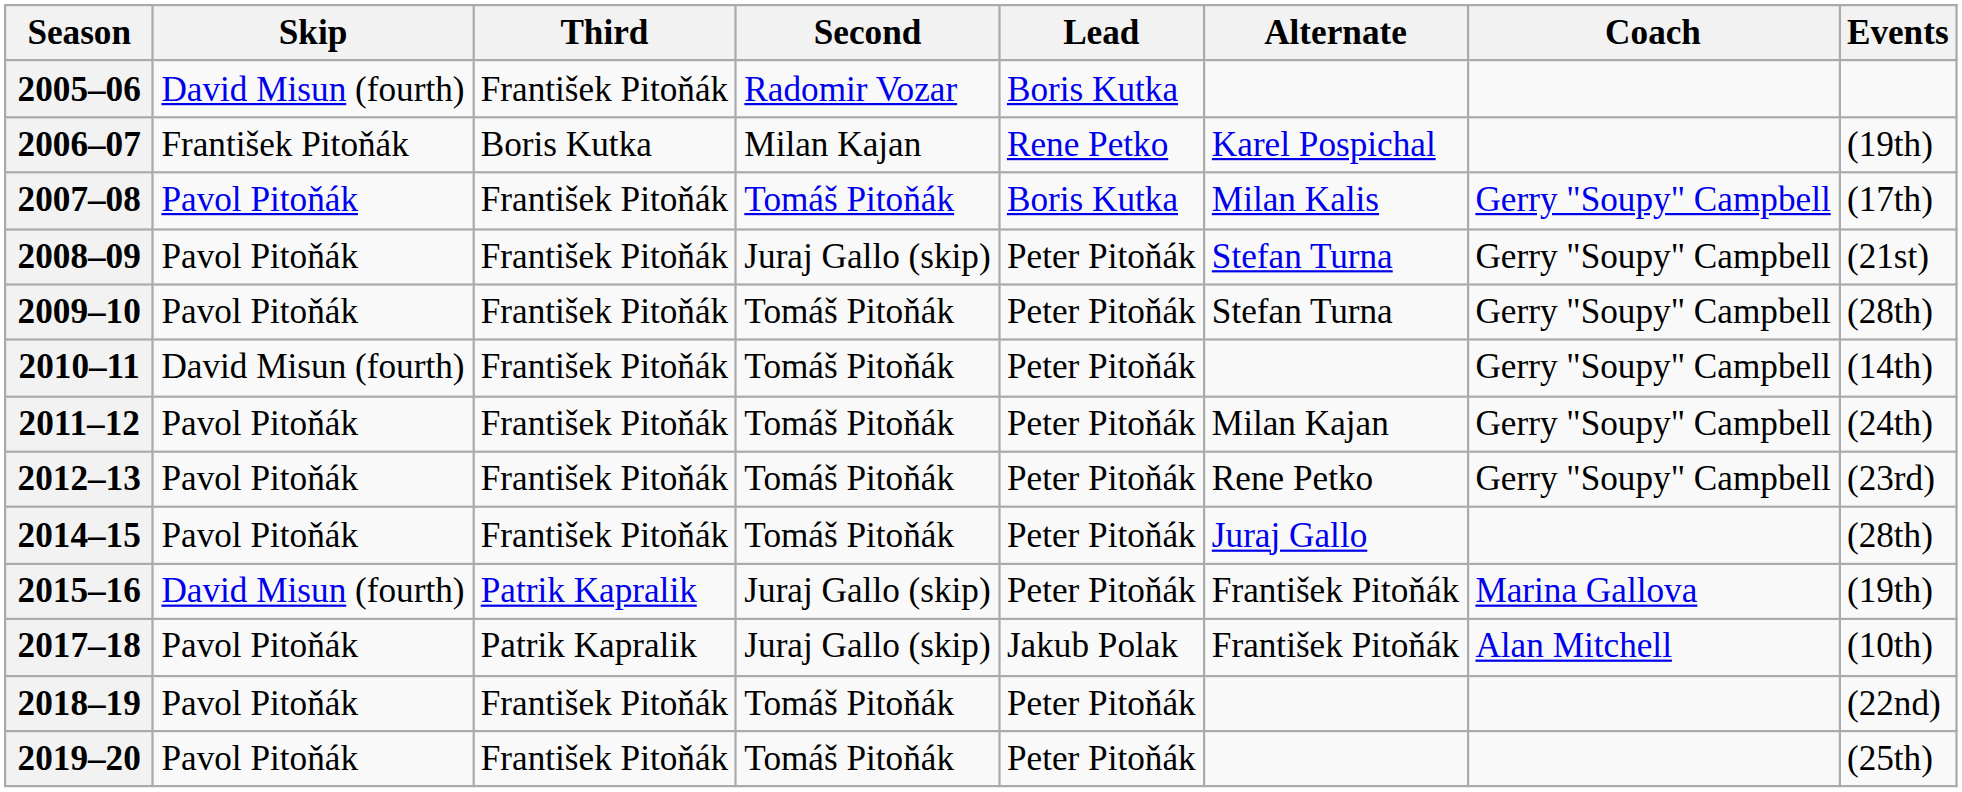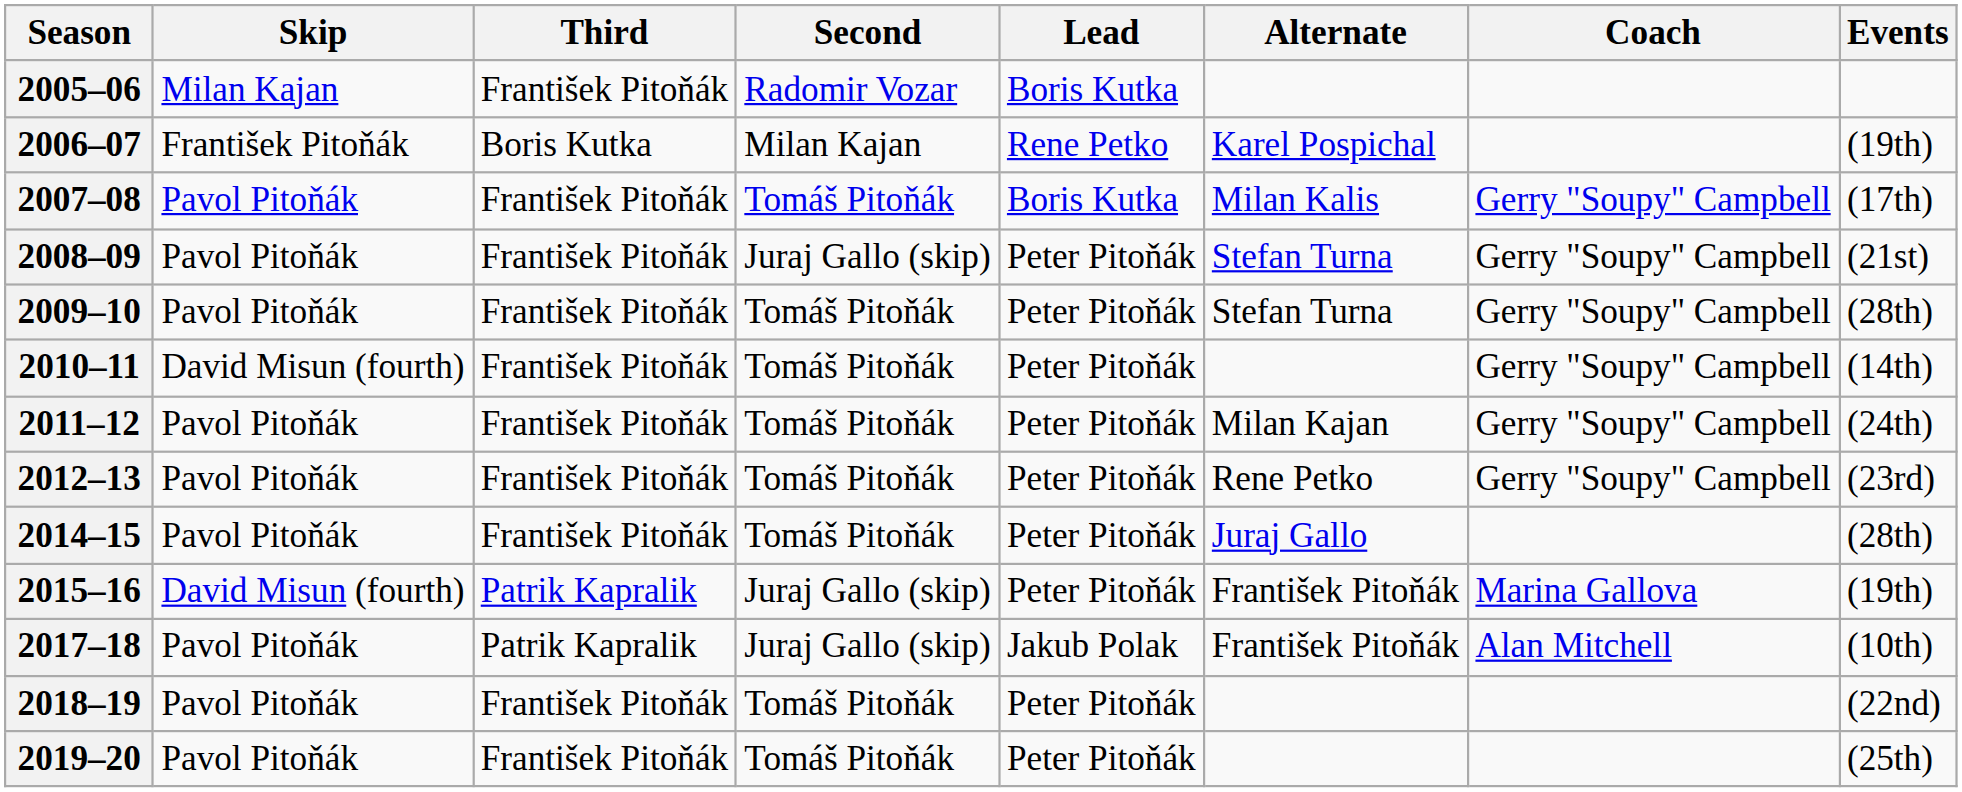(313, 88) David Misun (fourth) -> (250, 88) Milan Kajan
